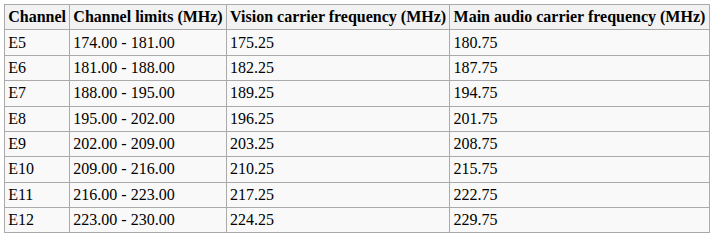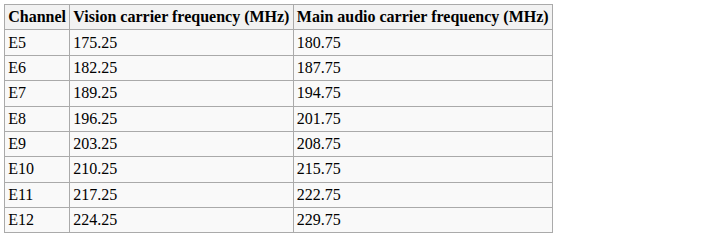- column: (148, 17)
